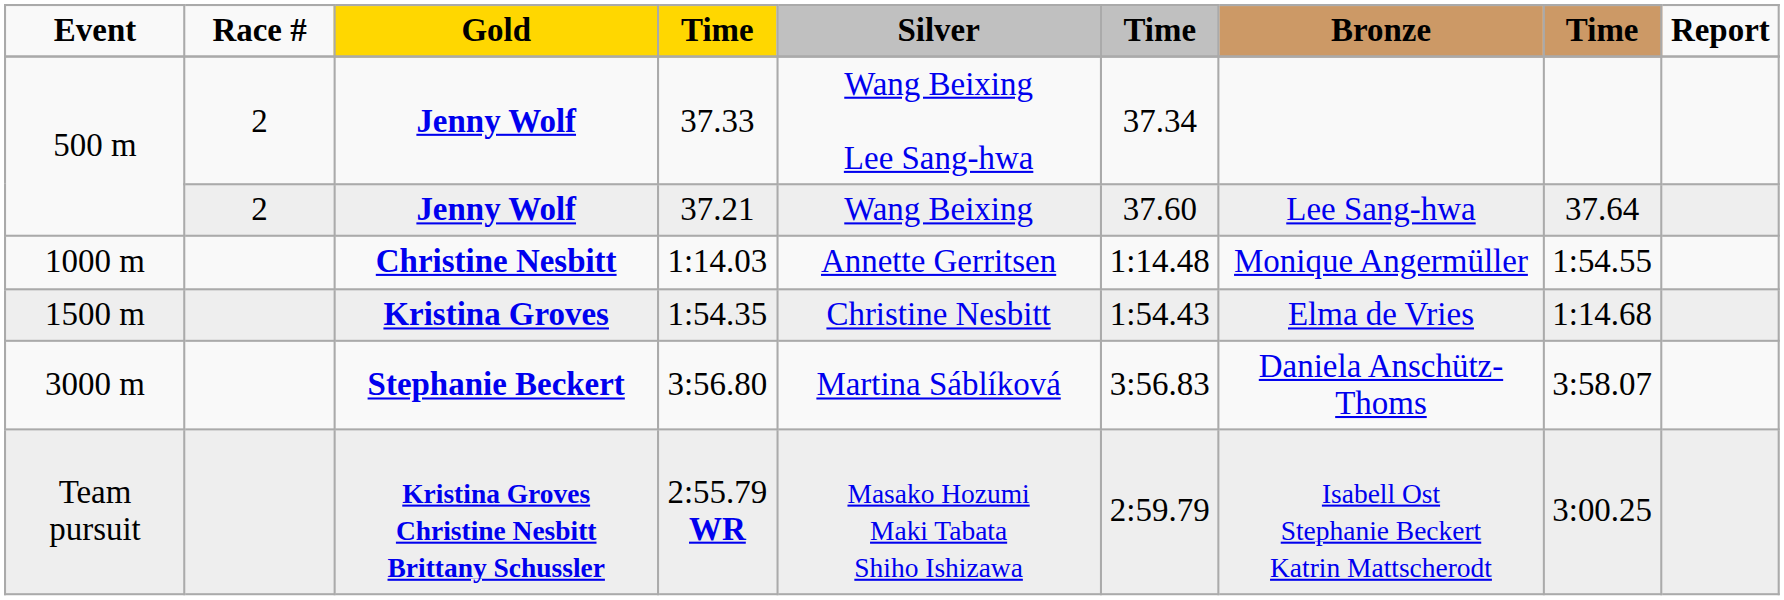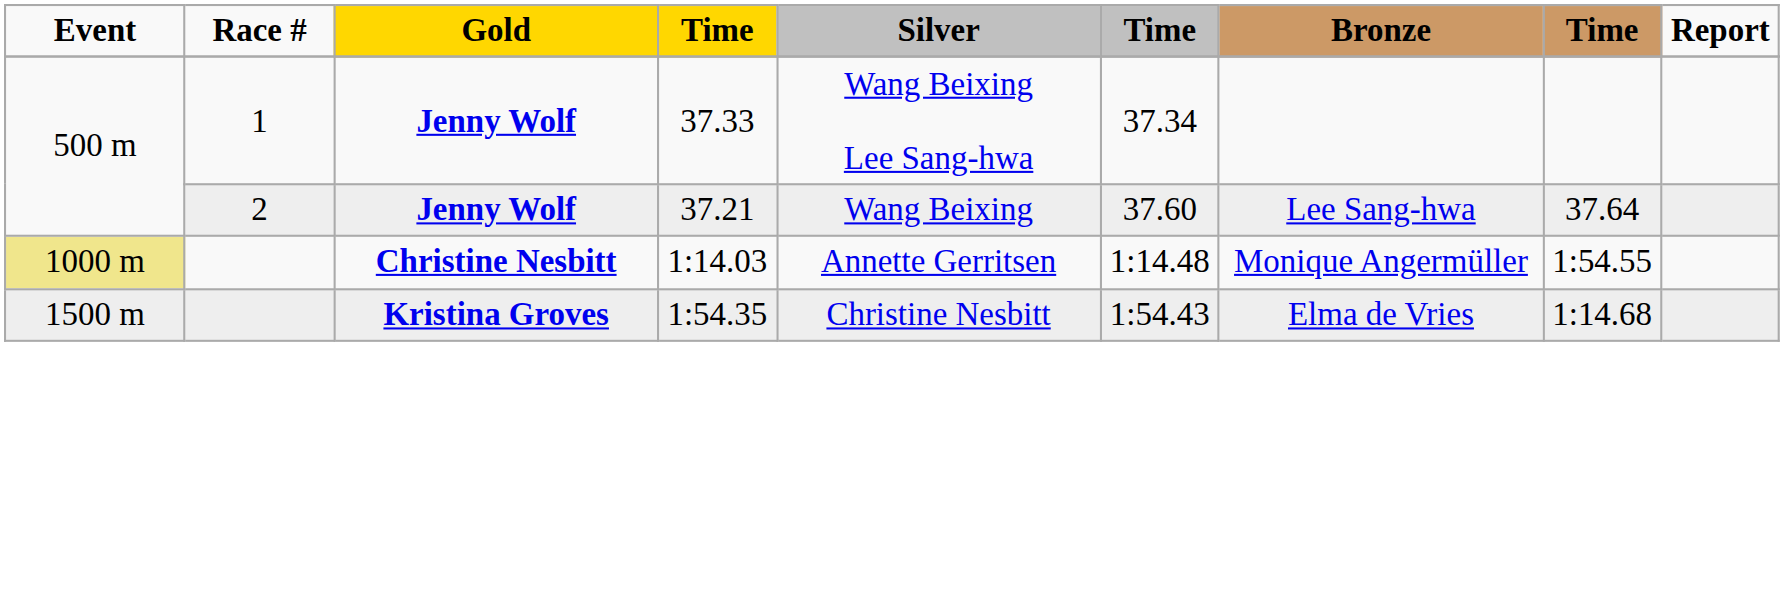(260, 119) 2 -> (260, 119) 1
(95, 261) no background -> (95, 261) khaki background
- row: (717, 384)
- row: (717, 511)
